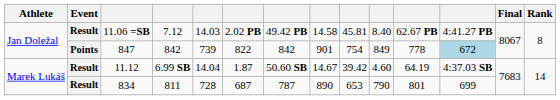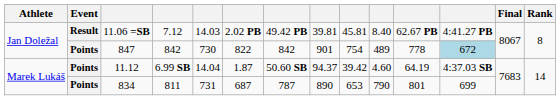(325, 31) 14.58 -> (325, 31) 39.81
(208, 50) 739 -> (208, 50) 730
(382, 50) 849 -> (382, 50) 489
(84, 68) Result -> (84, 68) Points
(325, 68) 14.67 -> (325, 68) 94.37
(84, 86) Result -> (84, 86) Points
(208, 86) 728 -> (208, 86) 731
